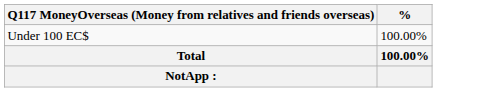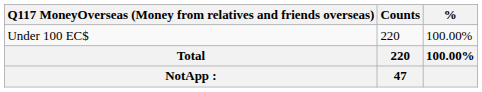+ column: (400, 14)
